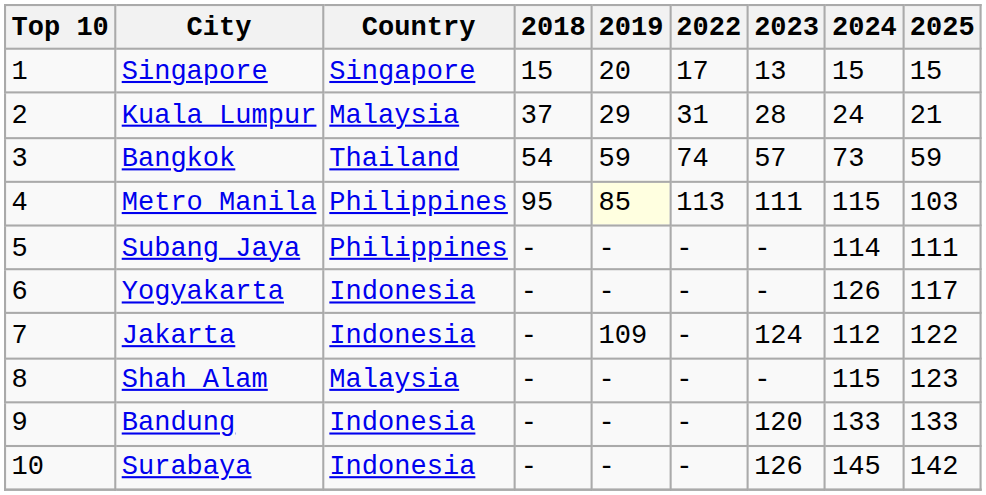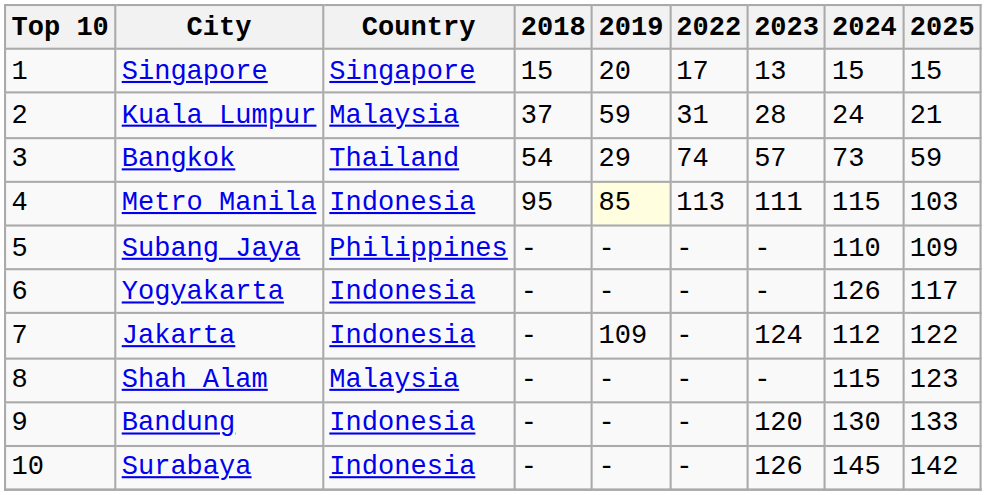(615, 115) 29 -> (615, 115) 59
(615, 159) 59 -> (615, 159) 29
(419, 203) Philippines -> (402, 203) Indonesia
(856, 247) 114 -> (856, 247) 110
(934, 247) 111 -> (934, 247) 109
(856, 424) 133 -> (856, 424) 130
